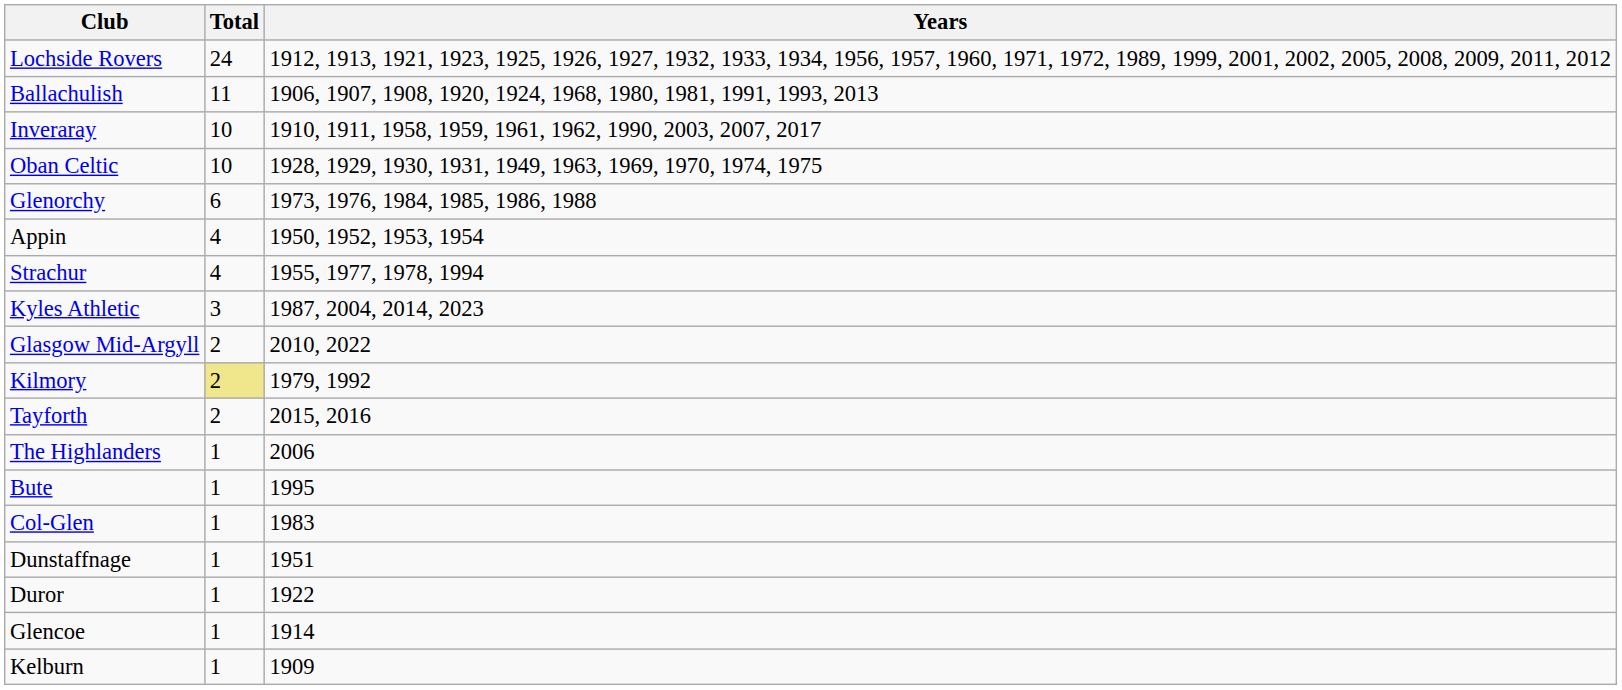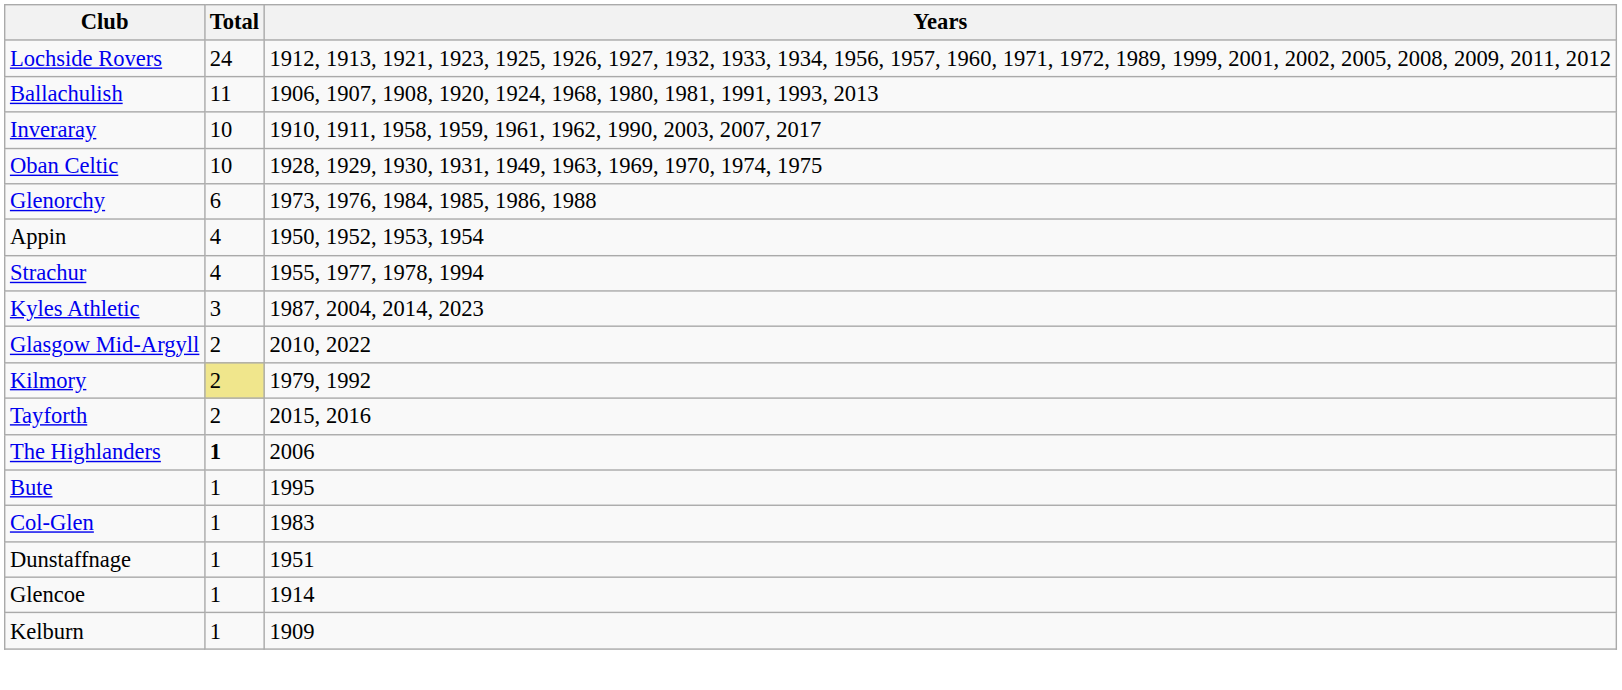(215, 451) normal -> (215, 451) bold
- row: (37, 594)
